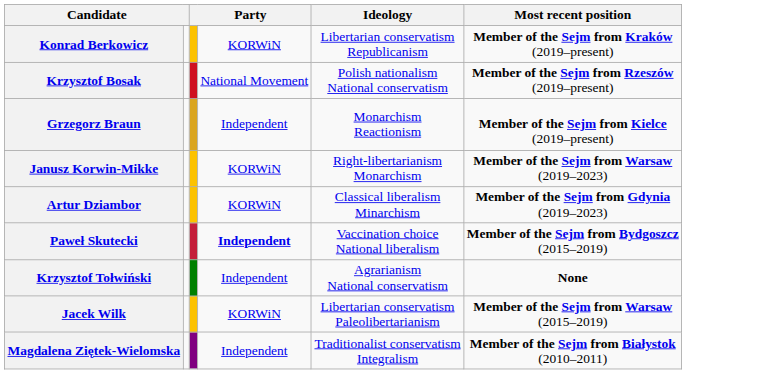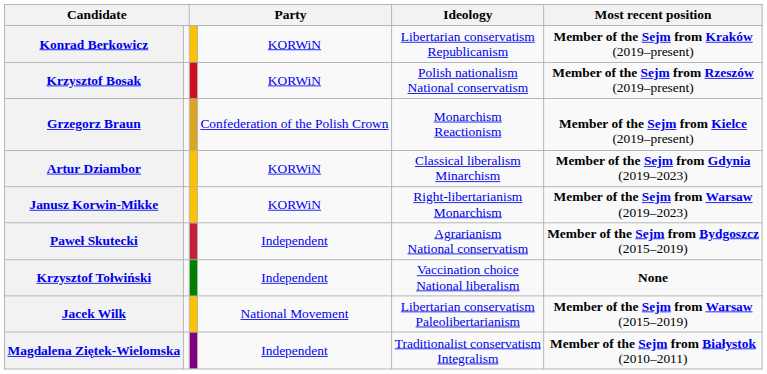(254, 80) National Movement -> (294, 80) KORWiN
(254, 124) Independent -> (294, 124) Confederation of the Polish Crown
rows swapped: (94, 204) <-> (94, 168)
(254, 241) bold -> (294, 241) normal
(388, 241) Vaccination choice National liberalism -> (468, 241) Agrarianism National conservatism
(388, 277) Agrarianism National conservatism -> (468, 277) Vaccination choice National liberalism
(254, 314) KORWiN -> (294, 314) National Movement
